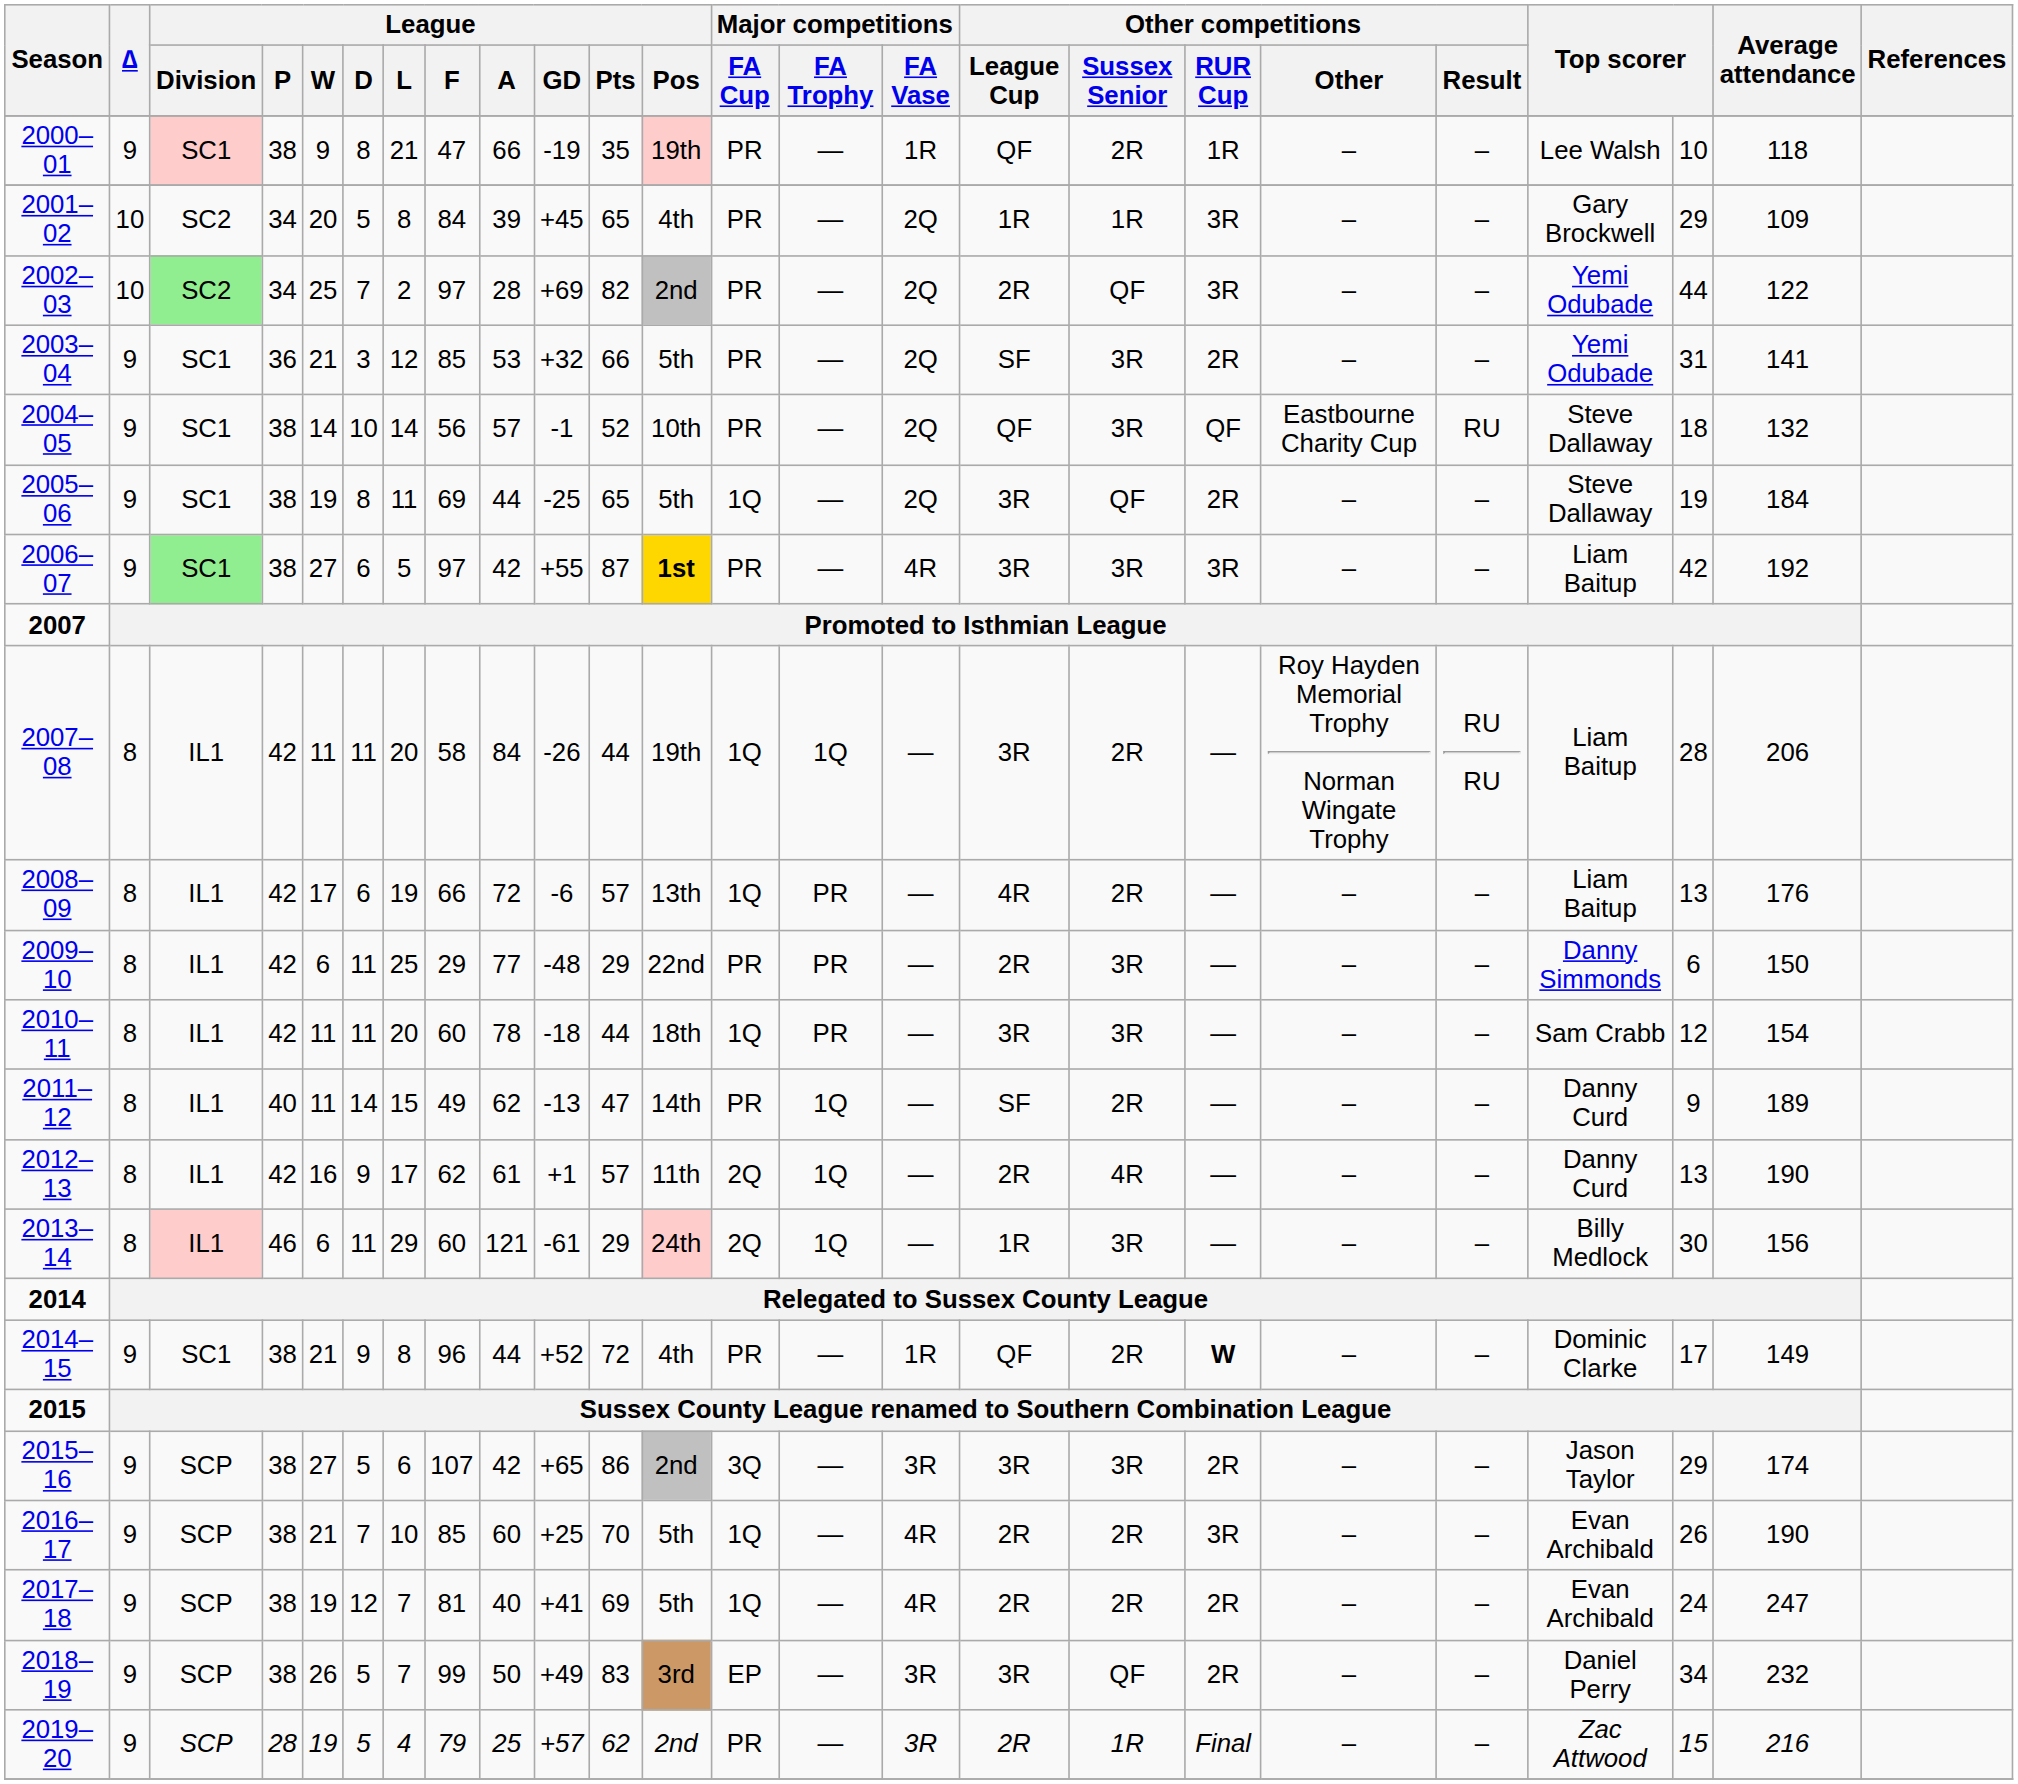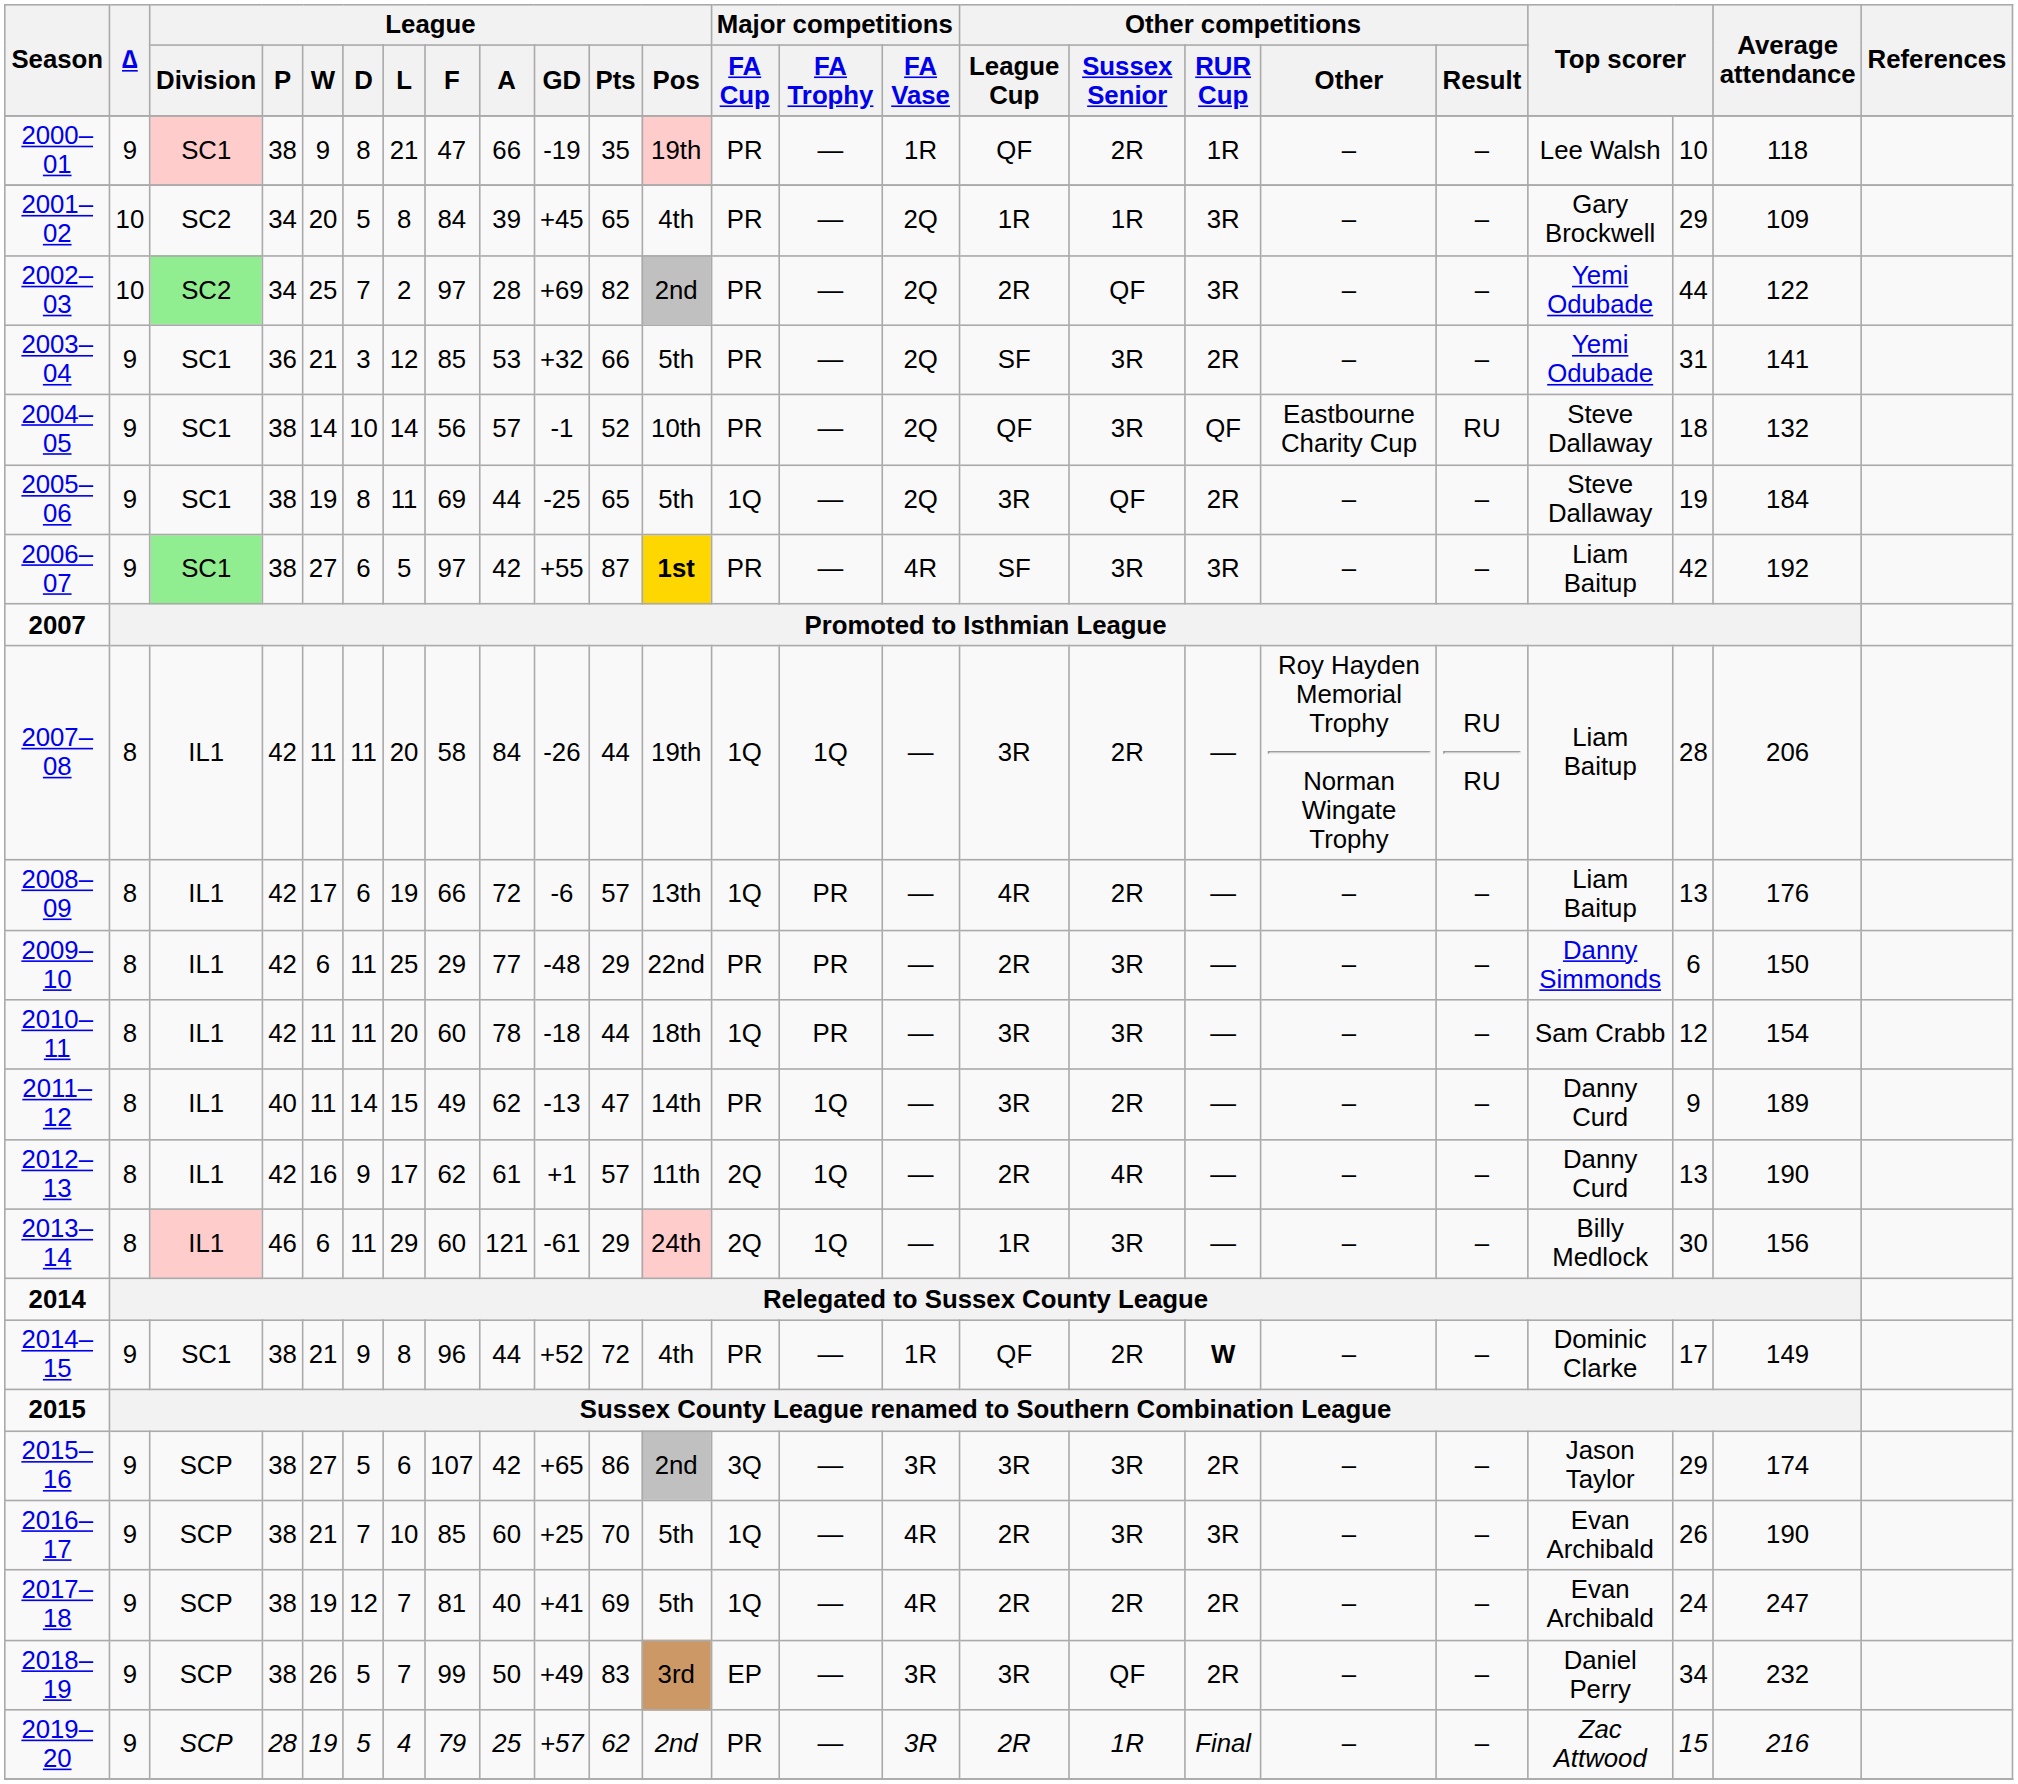(1014, 569) 3R -> (1014, 569) SF
(1014, 1104) SF -> (1014, 1104) 3R
(1127, 1534) 2R -> (1127, 1534) 3R
